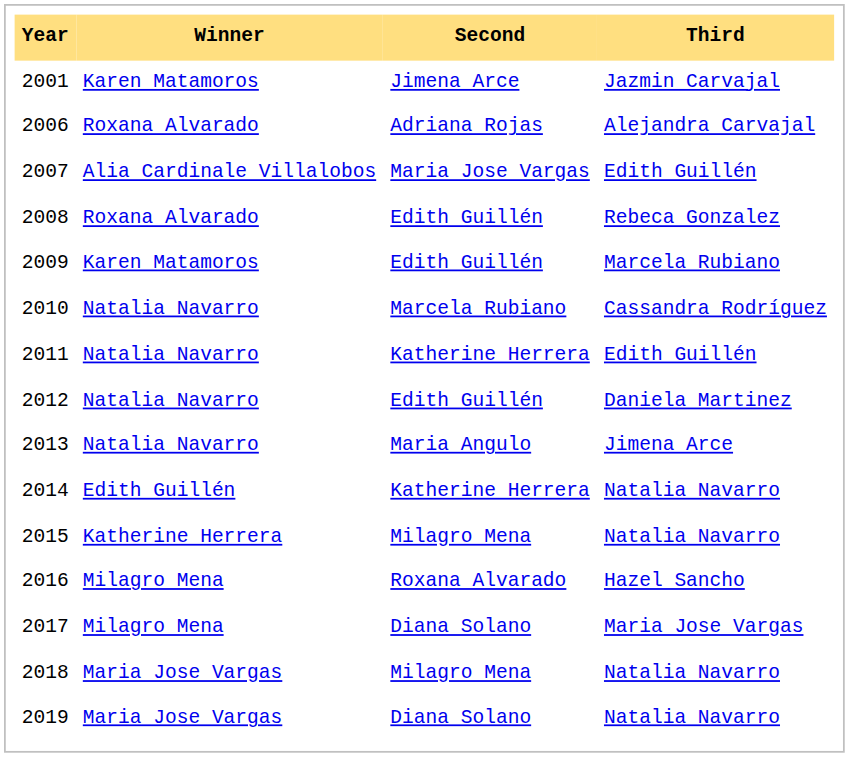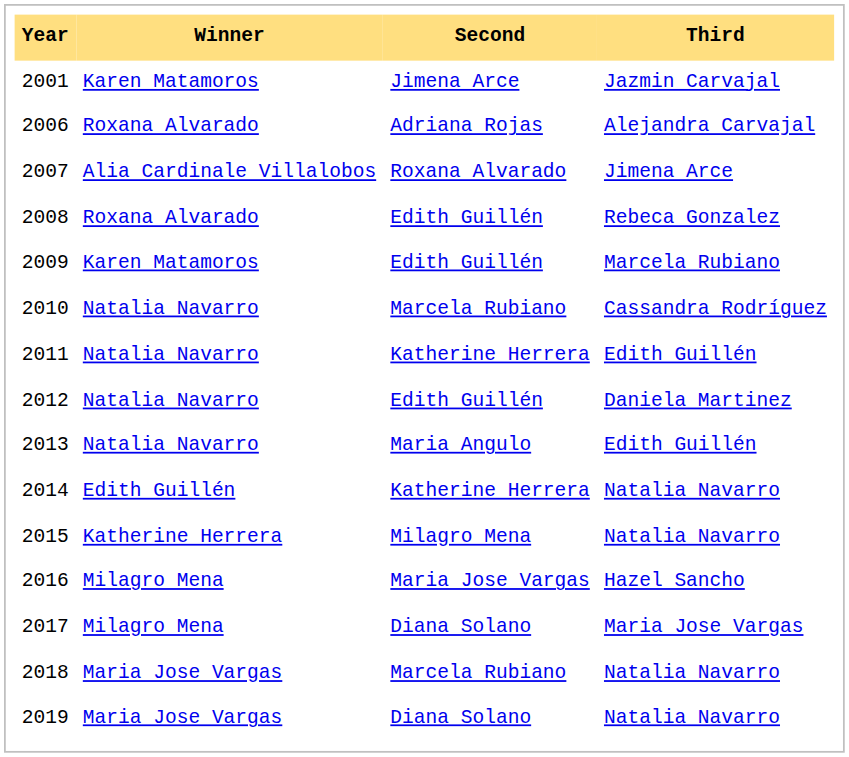(490, 172) Maria Jose Vargas -> (478, 172) Roxana Alvarado
(680, 172) Edith Guillén -> (669, 172) Jimena Arce
(669, 445) Jimena Arce -> (680, 445) Edith Guillén
(478, 581) Roxana Alvarado -> (490, 581) Maria Jose Vargas
(461, 672) Milagro Mena -> (478, 672) Marcela Rubiano
